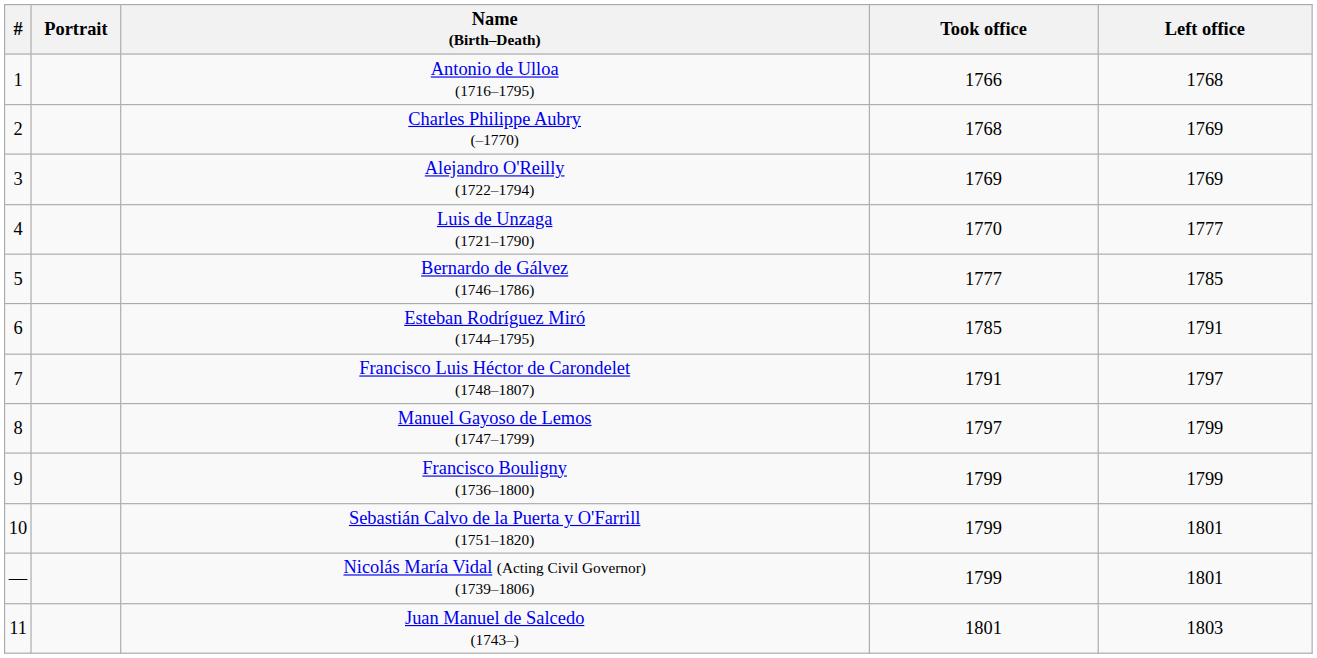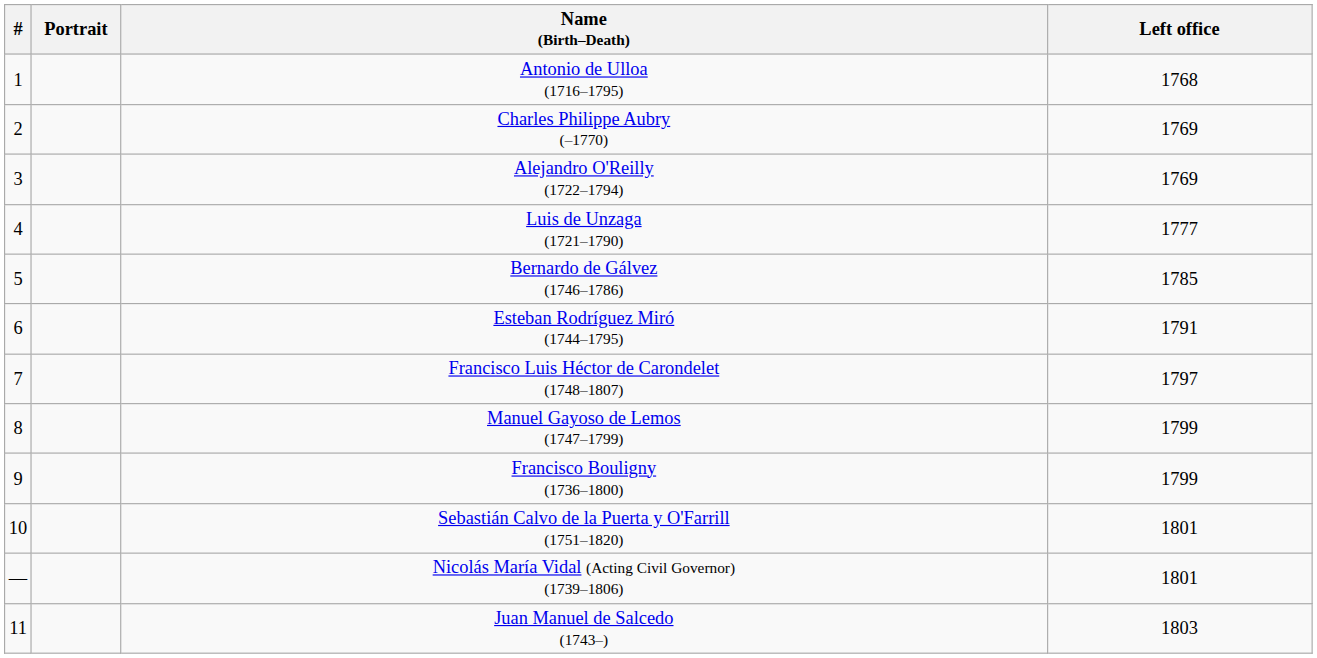- column: (984, 29)
